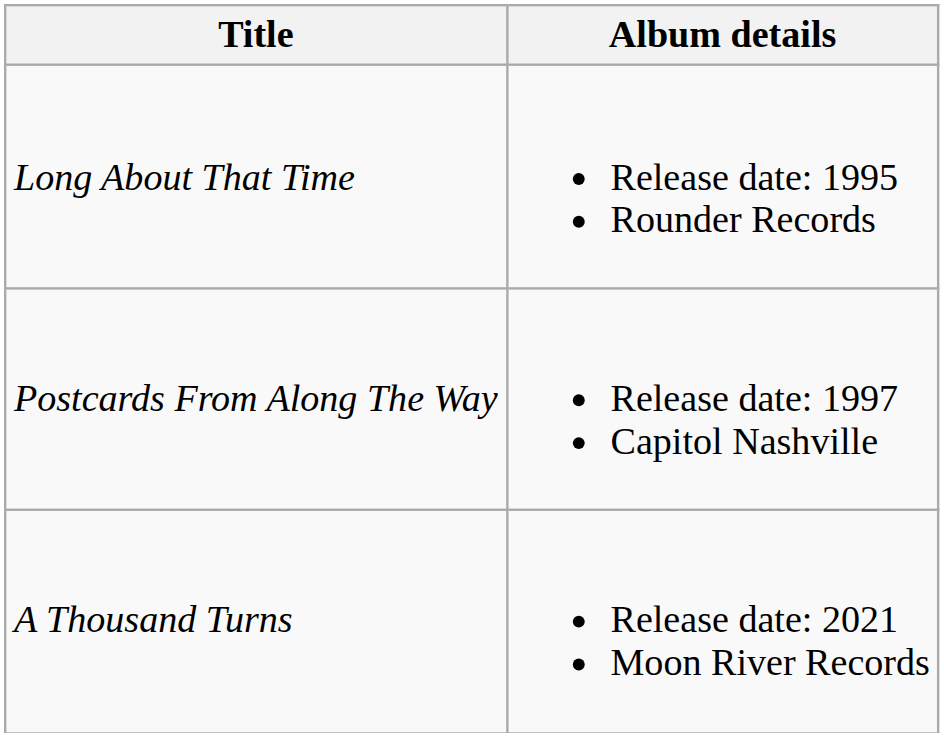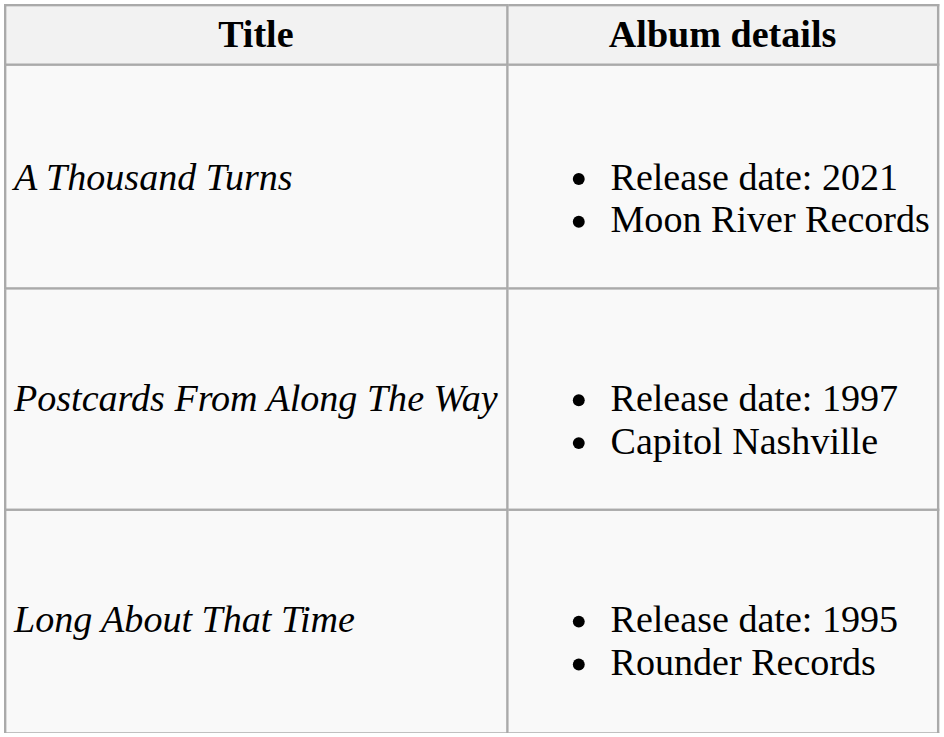rows swapped: (184, 176) <-> (153, 620)
